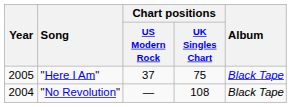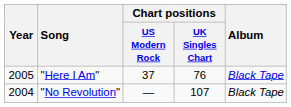(200, 75) 75 -> (200, 75) 76
(200, 93) 108 -> (200, 93) 107
